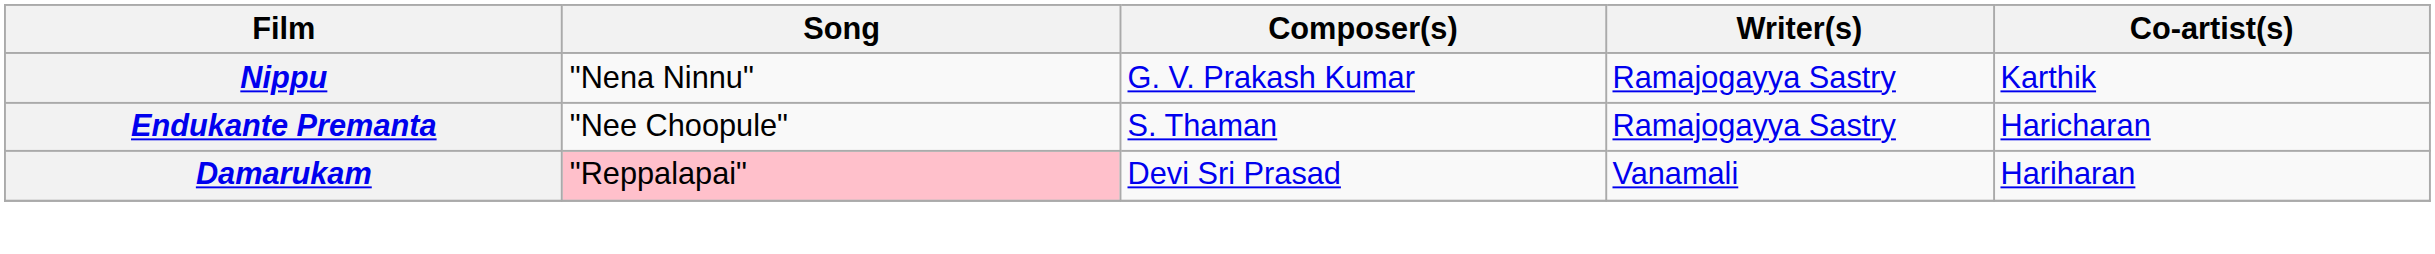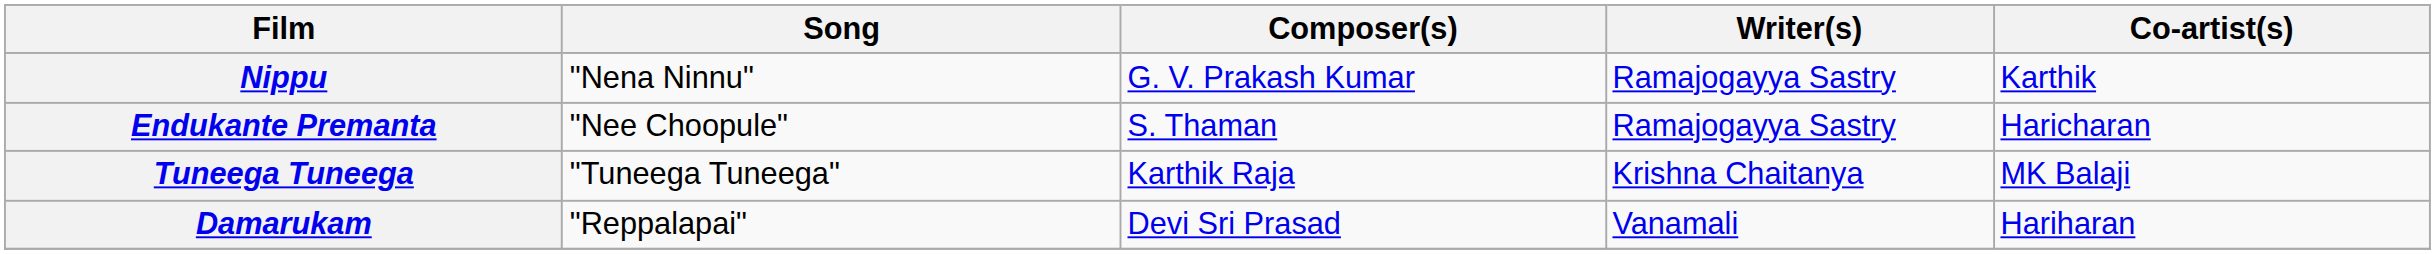+ row: (284, 175)
(658, 175) pink background -> (658, 223) no background
